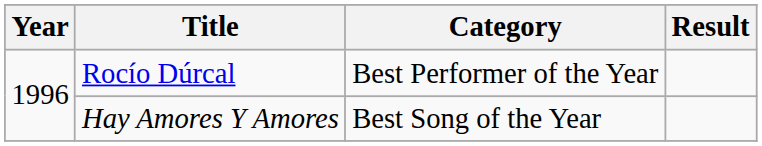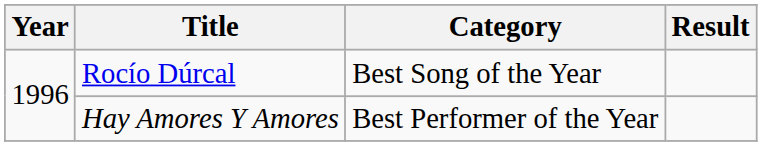(505, 72) Best Performer of the Year -> (477, 72) Best Song of the Year
(477, 118) Best Song of the Year -> (505, 118) Best Performer of the Year
